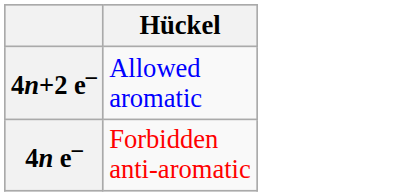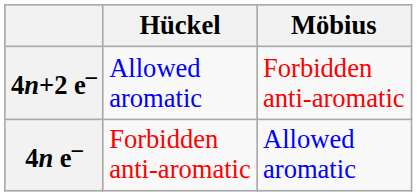+ column: (334, 25)
